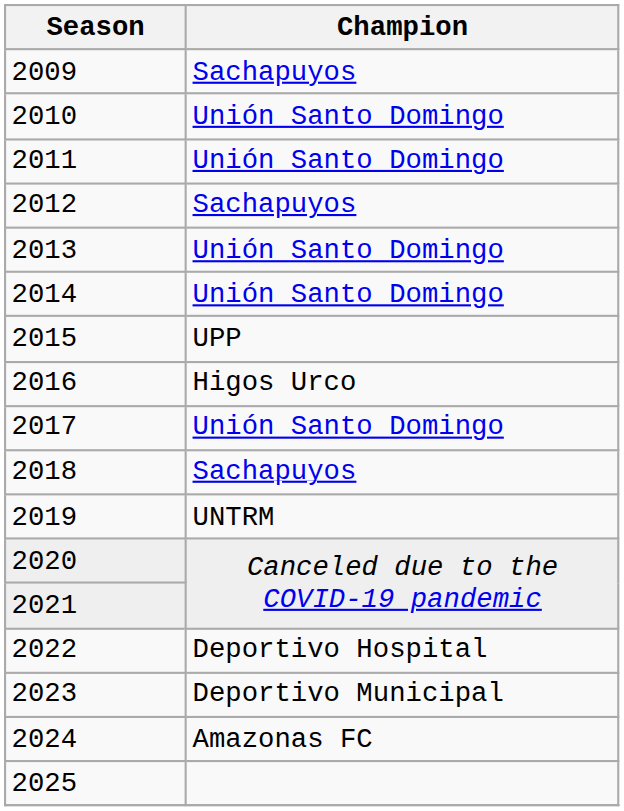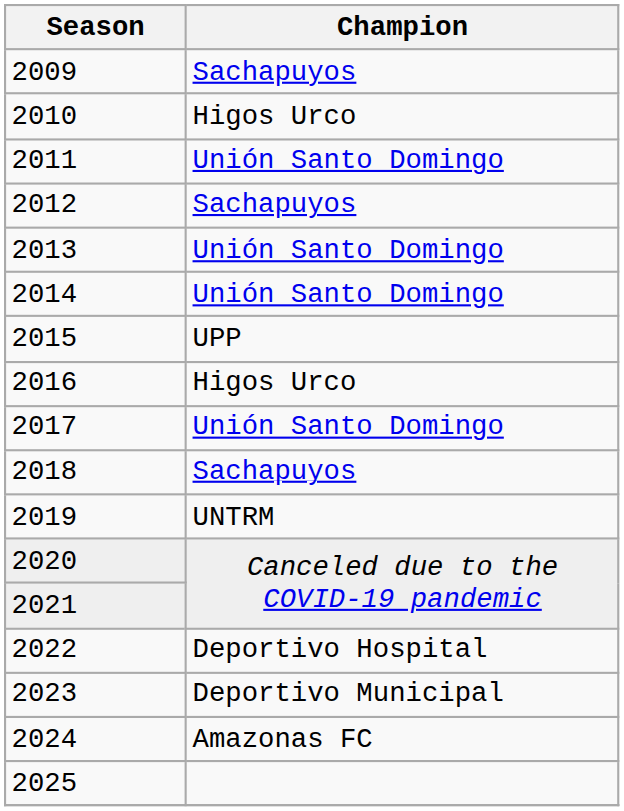(348, 116) Unión Santo Domingo -> (274, 116) Higos Urco
